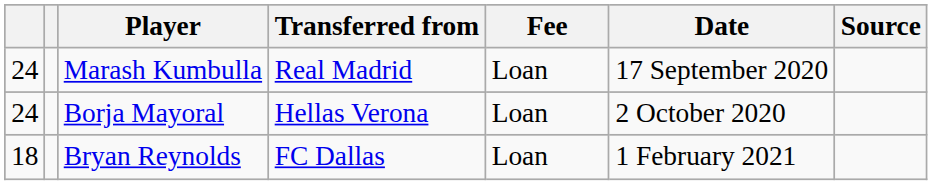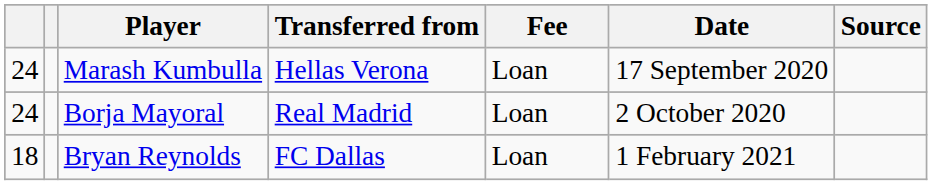(343, 69) Real Madrid -> (352, 69) Hellas Verona
(352, 112) Hellas Verona -> (343, 112) Real Madrid
